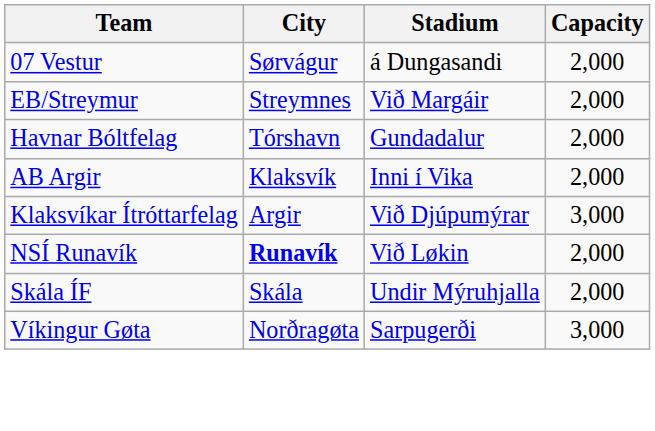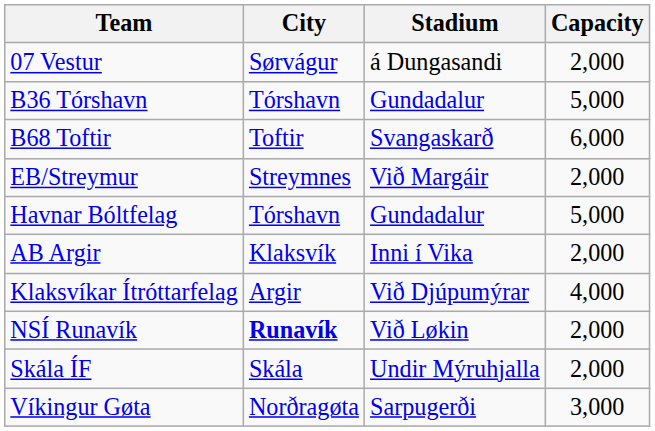+ row: (79, 100)
+ row: (61, 138)
(597, 138) 2,000 -> (597, 215) 5,000
(597, 215) 3,000 -> (597, 291) 4,000
